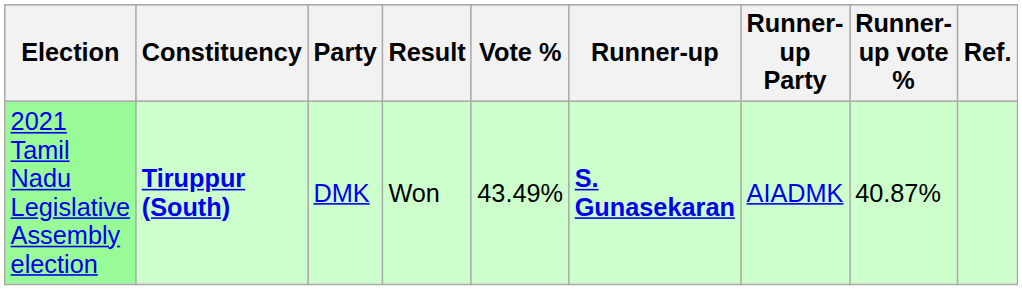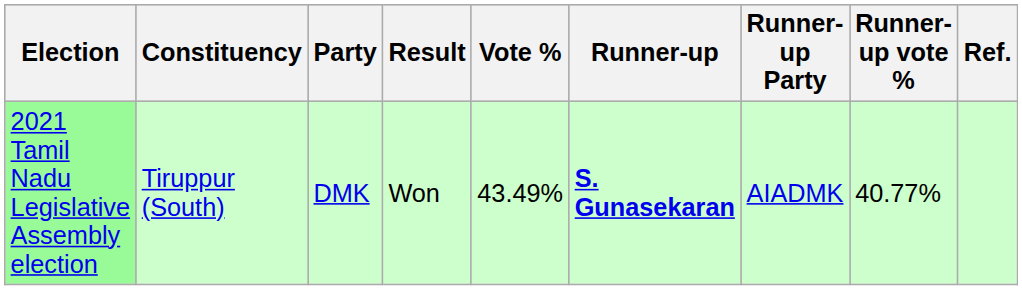(193, 192) bold -> (188, 192) normal
(898, 192) 40.87% -> (898, 192) 40.77%
